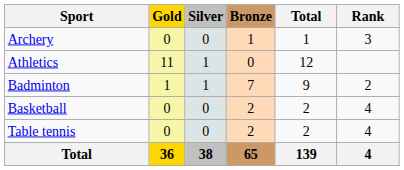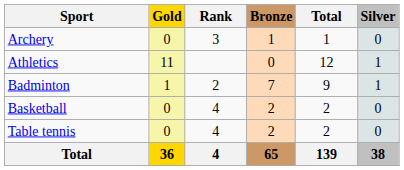columns swapped: (206, 16) <-> (368, 16)
